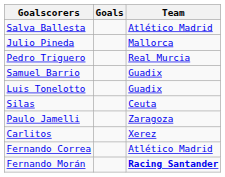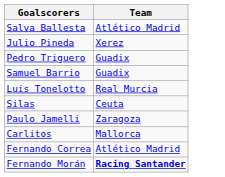- column: (110, 12)
(151, 42) Mallorca -> (110, 42) Xerez
(159, 58) Real Murcia -> (112, 58) Guadix
(145, 88) Guadix -> (127, 88) Real Murcia
(142, 134) Xerez -> (118, 134) Mallorca
